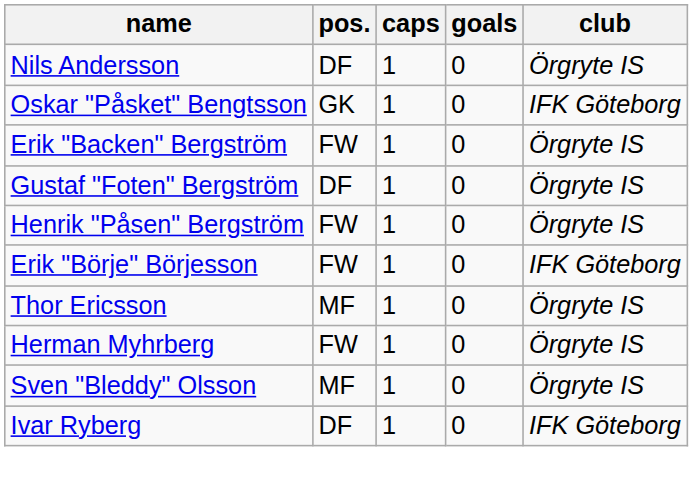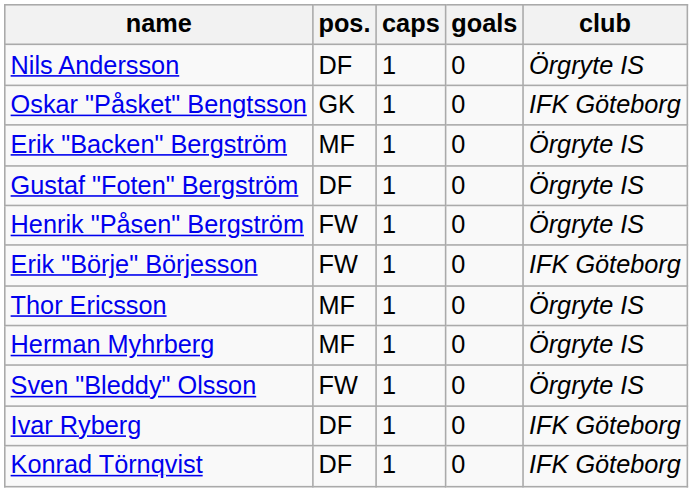(338, 144) FW -> (337, 144) MF
(338, 345) FW -> (337, 345) MF
(337, 385) MF -> (338, 385) FW
+ row: (107, 465)
